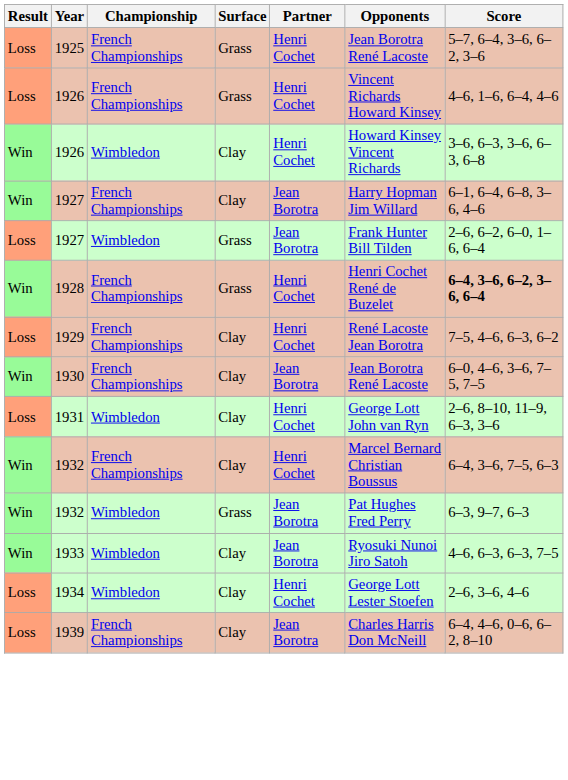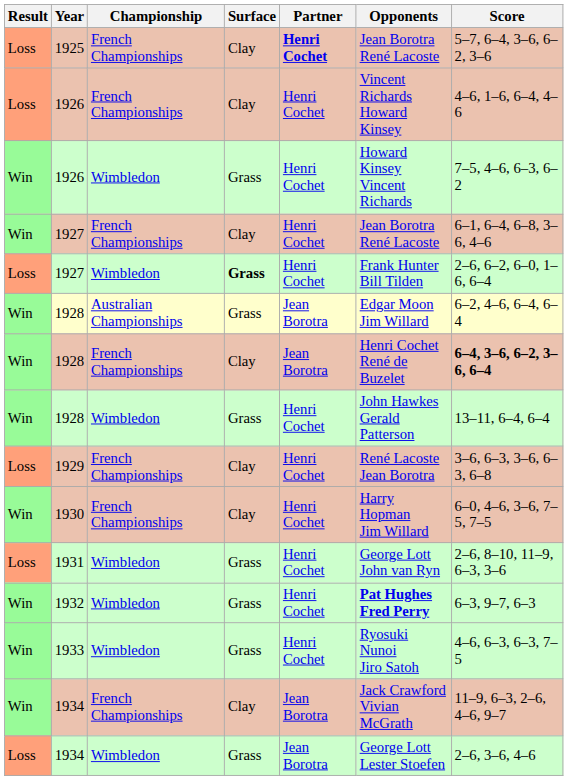(235, 47) Grass -> (242, 47) Clay
(294, 47) normal -> (305, 47) bold
(235, 95) Grass -> (242, 104) Clay
(232, 152) Clay -> (245, 177) Grass
(500, 152) 3–6, 6–3, 3–6, 6–3, 6–8 -> (506, 177) 7–5, 4–6, 6–3, 6–2
(296, 200) Jean Borotra -> (304, 233) Henri Cochet
(393, 200) Harry Hopman Jim Willard -> (400, 233) Jean Borotra René Lacoste
(235, 240) normal -> (246, 273) bold
(296, 240) Jean Borotra -> (304, 273) Henri Cochet
+ row: (69, 313)
(235, 288) Grass -> (242, 361) Clay
(294, 288) Henri Cochet -> (305, 361) Jean Borotra
+ row: (69, 418)
(503, 336) 7–5, 4–6, 6–3, 6–2 -> (506, 466) 3–6, 6–3, 3–6, 6–3, 6–8
(296, 376) Jean Borotra -> (304, 514) Henri Cochet
(388, 376) Jean Borotra René Lacoste -> (394, 514) Harry Hopman Jim Willard
(232, 416) Clay -> (245, 562) Grass
- row: (69, 464)
(296, 513) Jean Borotra -> (304, 602) Henri Cochet
(382, 513) normal -> (396, 602) bold
(232, 552) Clay -> (245, 650) Grass
(296, 552) Jean Borotra -> (304, 650) Henri Cochet
+ row: (69, 707)
(232, 592) Clay -> (245, 755) Grass
(294, 592) Henri Cochet -> (305, 755) Jean Borotra
- row: (69, 632)
